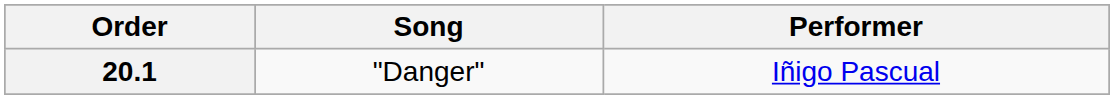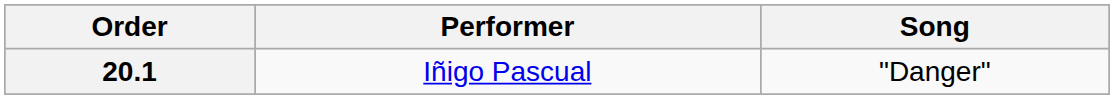columns swapped: (856, 26) <-> (429, 26)
